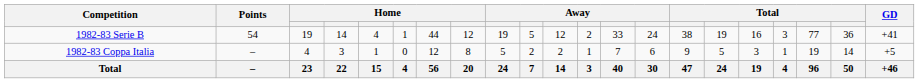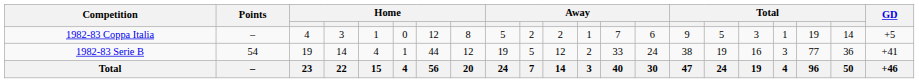rows swapped: (110, 35) <-> (110, 52)
